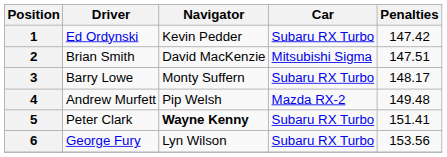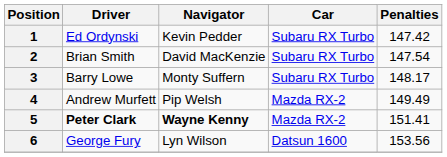(322, 57) Mitsubishi Sigma -> (323, 57) Subaru RX Turbo
(409, 57) 147.51 -> (409, 57) 147.54
(409, 99) 149.48 -> (409, 99) 149.49
(99, 120) normal -> (101, 120) bold
(323, 120) Subaru RX Turbo -> (308, 120) Mazda RX-2
(323, 141) Subaru RX Turbo -> (309, 141) Datsun 1600
